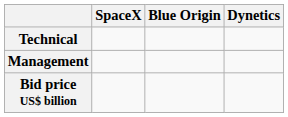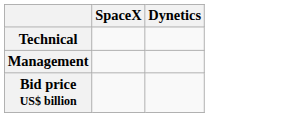- column: (184, 15)
